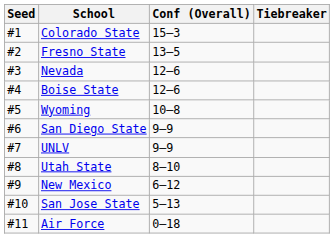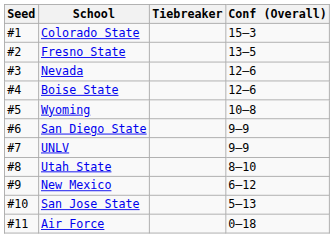columns swapped: (202, 14) <-> (292, 14)
